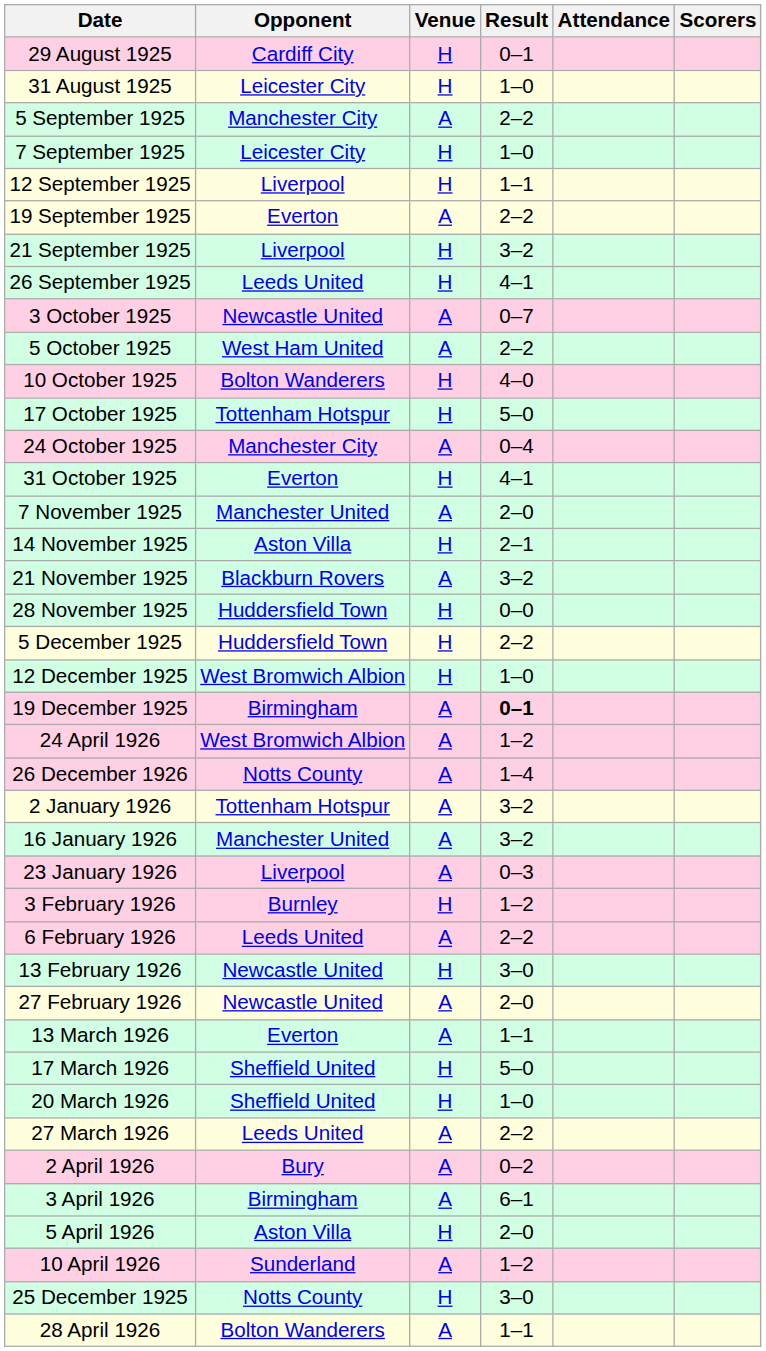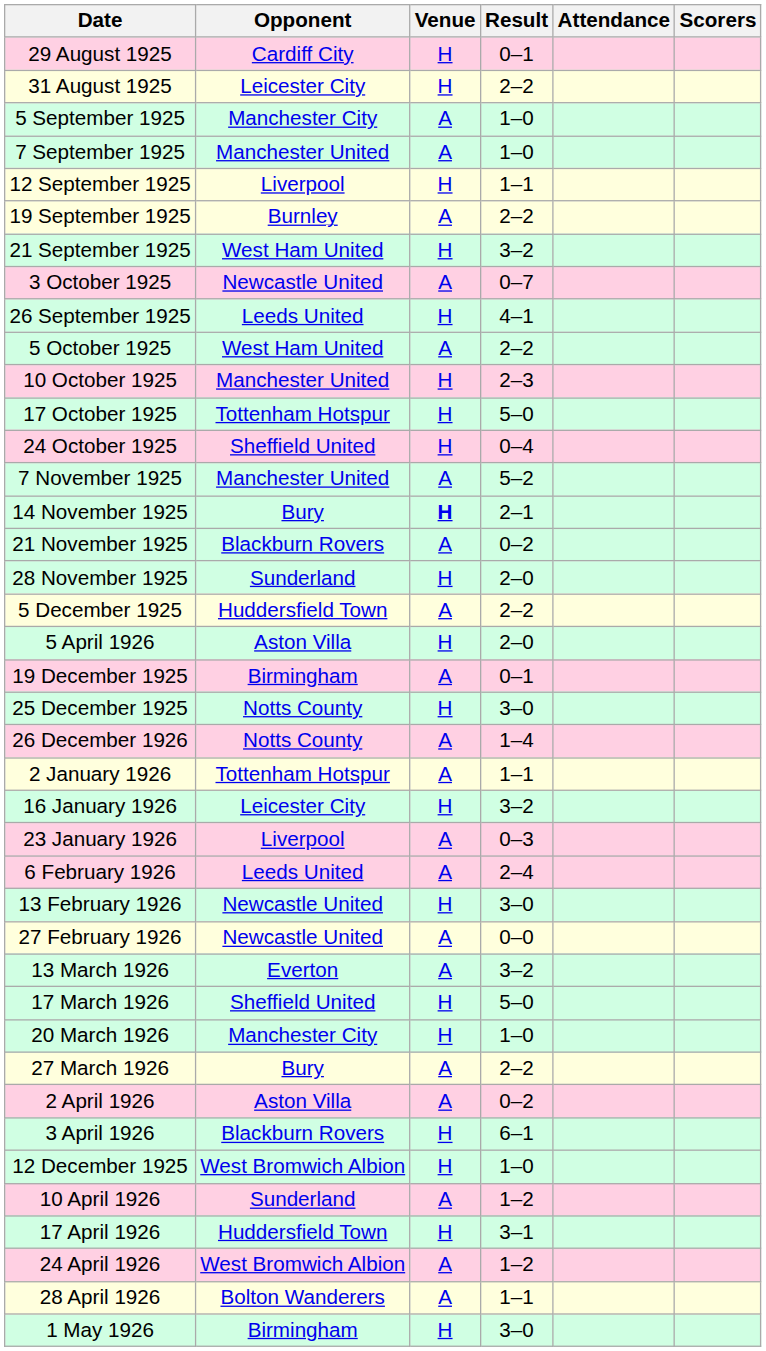(517, 86) 1–0 -> (517, 86) 2–2
(517, 119) 2–2 -> (517, 119) 1–0
(303, 151) Leicester City -> (303, 151) Manchester United
(445, 151) H -> (445, 151) A
(303, 217) Everton -> (303, 217) Burnley
(303, 250) Liverpool -> (303, 250) West Ham United
rows swapped: (100, 282) <-> (100, 315)
(303, 380) Bolton Wanderers -> (303, 380) Manchester United
(517, 380) 4–0 -> (517, 380) 2–3
(303, 446) Manchester City -> (303, 446) Sheffield United
(445, 446) A -> (445, 446) H
- row: (100, 479)
(517, 511) 2–0 -> (517, 479) 5–2
(303, 544) Aston Villa -> (303, 511) Bury
(445, 544) normal -> (445, 511) bold
(517, 577) 3–2 -> (517, 544) 0–2
(303, 610) Huddersfield Town -> (303, 577) Sunderland
(517, 610) 0–0 -> (517, 577) 2–0
(445, 642) H -> (445, 610) A
rows swapped: (100, 675) <-> (100, 1232)
(517, 708) bold -> (517, 675) normal
rows swapped: (100, 1297) <-> (100, 741)
(517, 806) 3–2 -> (517, 773) 1–1
(303, 839) Manchester United -> (303, 806) Leicester City
(445, 839) A -> (445, 806) H
- row: (100, 904)
(517, 937) 2–2 -> (517, 871) 2–4
(517, 1002) 2–0 -> (517, 937) 0–0
(517, 1035) 1–1 -> (517, 970) 3–2
(303, 1101) Sheffield United -> (303, 1035) Manchester City
(303, 1133) Leeds United -> (303, 1068) Bury
(303, 1166) Bury -> (303, 1101) Aston Villa
(303, 1199) Birmingham -> (303, 1133) Blackburn Rovers
(445, 1199) A -> (445, 1133) H
+ row: (100, 1232)
+ row: (100, 1330)
